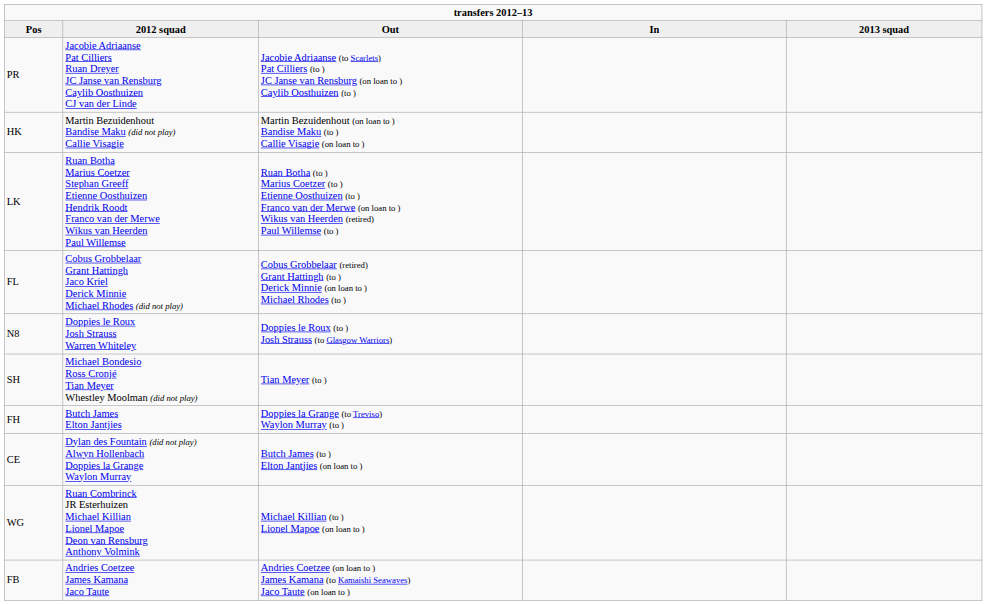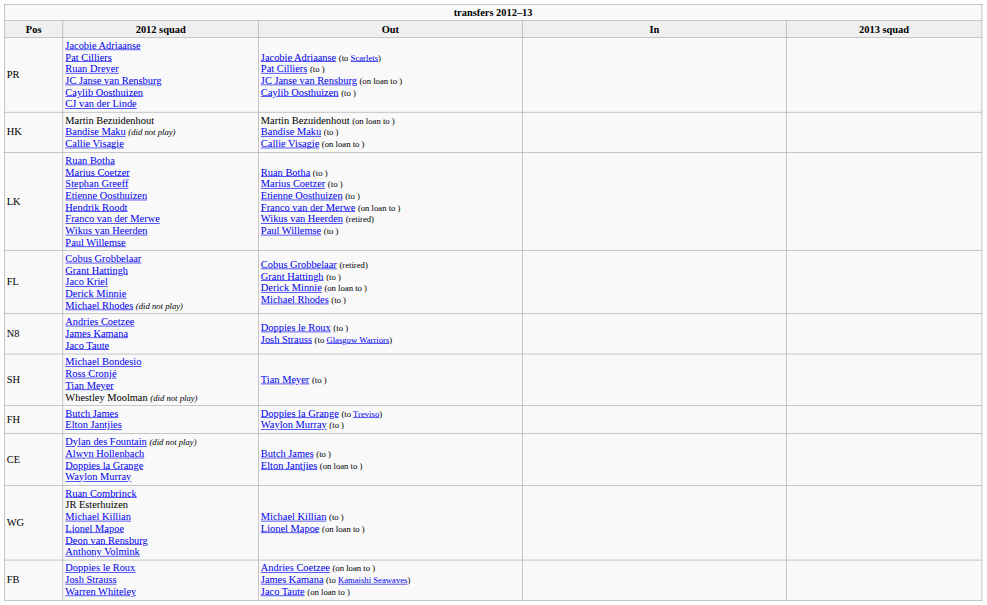(101, 334) Doppies le Roux Josh Strauss Warren Whiteley -> (100, 334) Andries Coetzee James Kamana Jaco Taute
(100, 580) Andries Coetzee James Kamana Jaco Taute -> (101, 580) Doppies le Roux Josh Strauss Warren Whiteley
